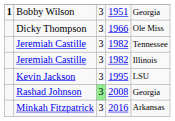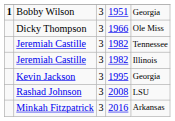(141, 76) LSU -> (146, 76) Georgia
(101, 92) lightgreen background -> (101, 92) no background
(146, 92) Georgia -> (141, 92) LSU
